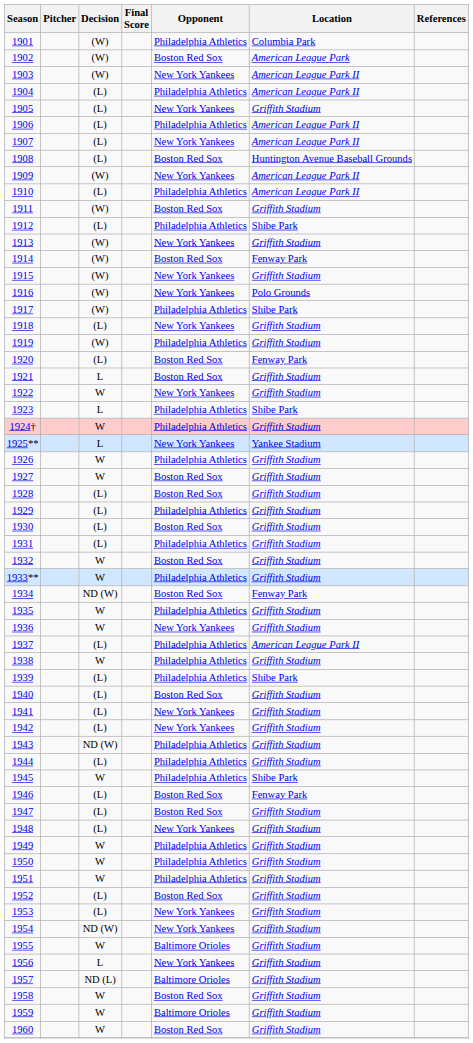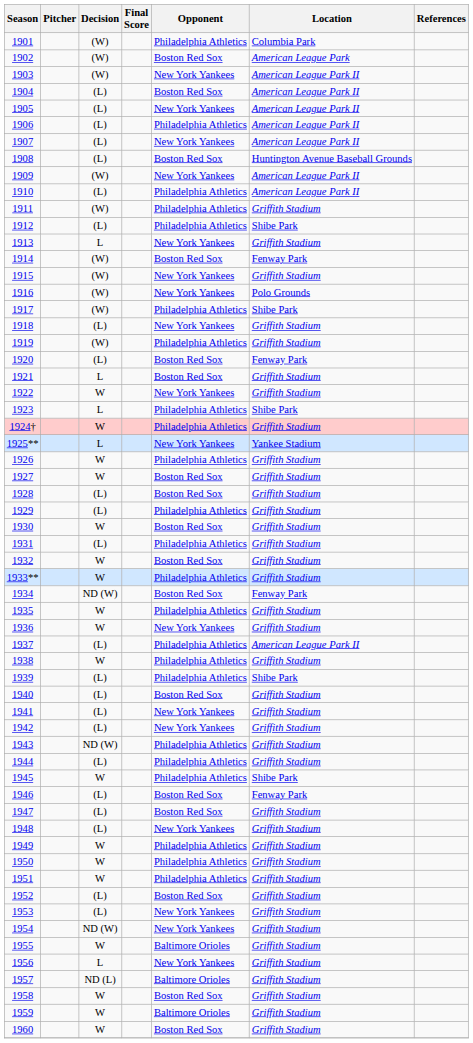(200, 91) Philadelphia Athletics -> (188, 91) Boston Red Sox
(286, 108) Griffith Stadium -> (306, 108) American League Park II
(188, 208) Boston Red Sox -> (200, 208) Philadelphia Athletics
(100, 242) (W) -> (100, 242) L
(100, 527) (L) -> (100, 527) W
